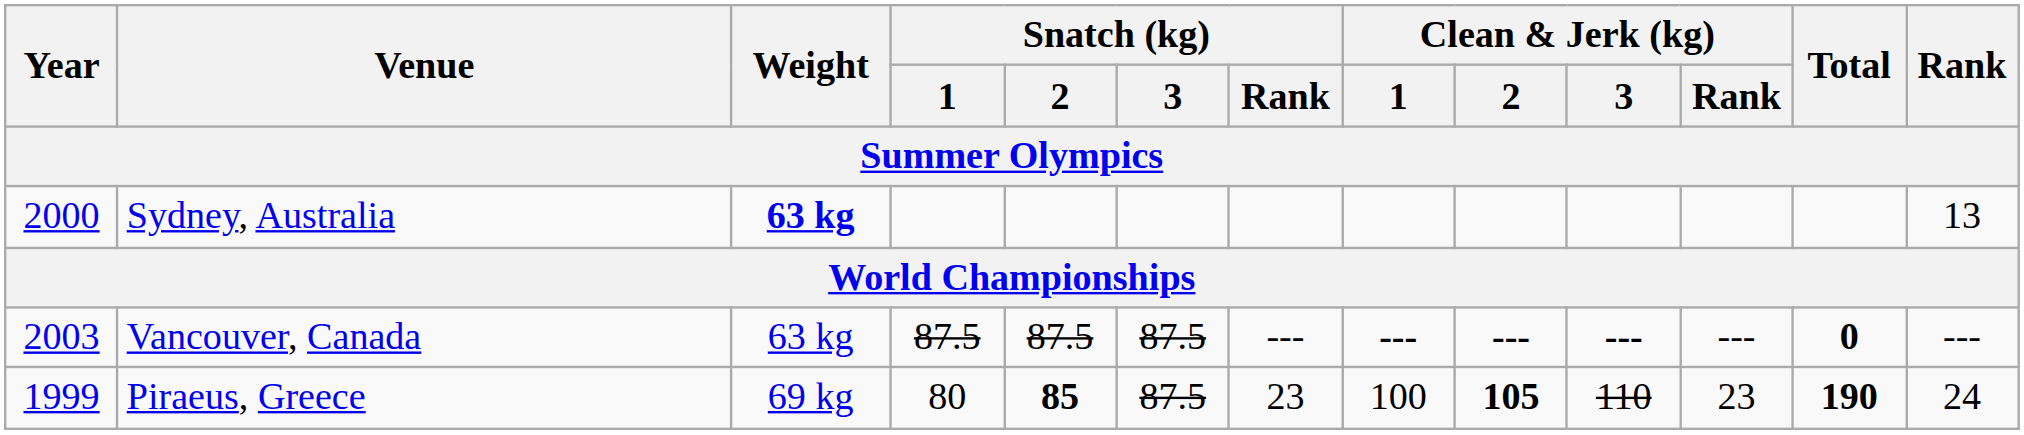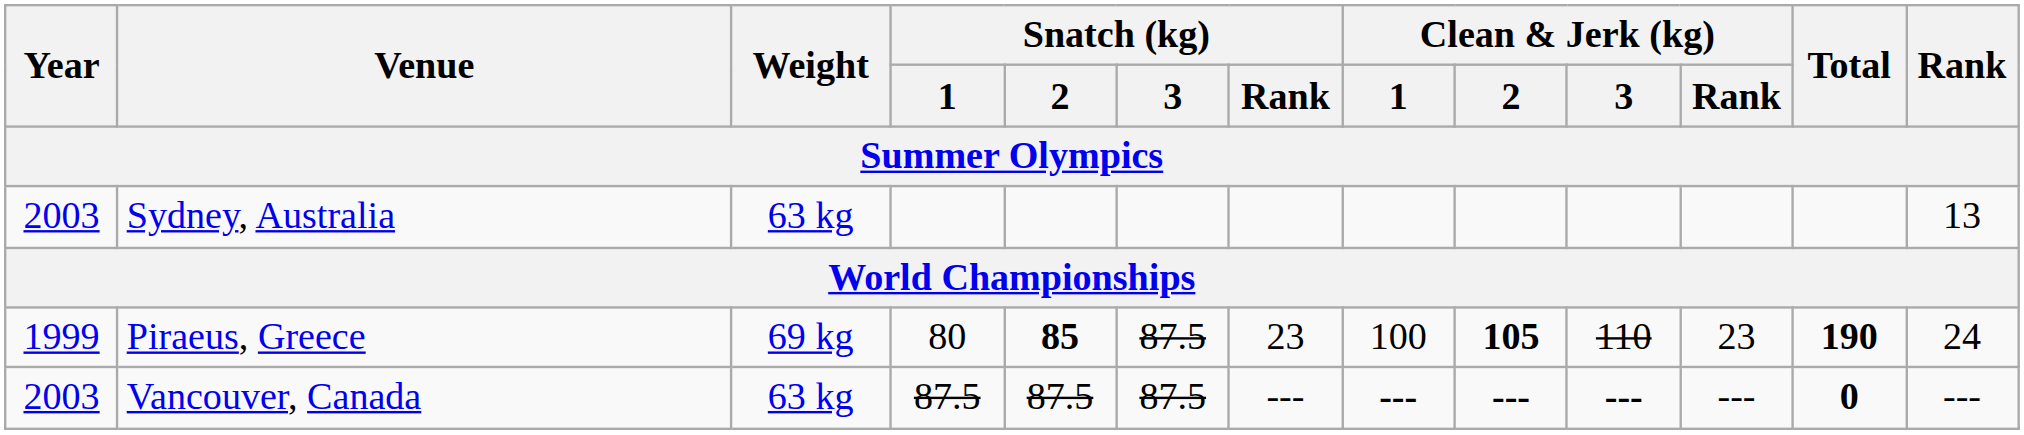(62, 215) 2000 -> (62, 215) 2003
(811, 215) bold -> (811, 215) normal
rows swapped: (274, 336) <-> (246, 397)
